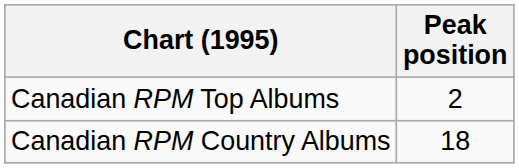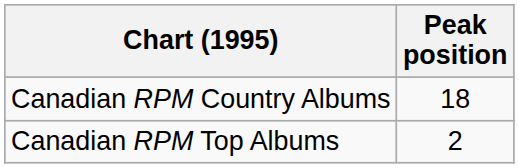rows swapped: (175, 98) <-> (201, 141)
